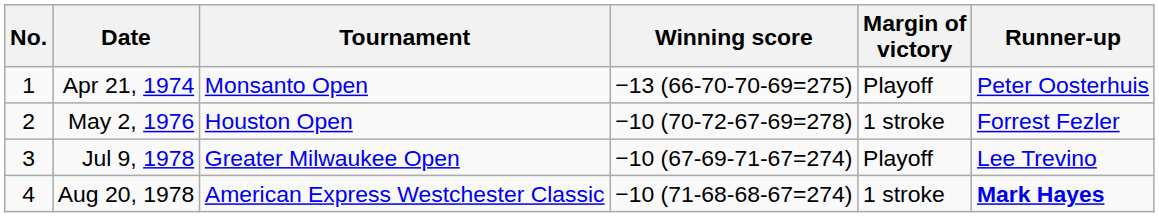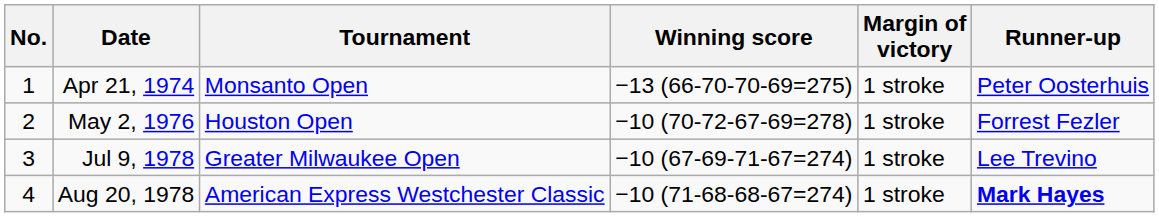(898, 85) Playoff -> (904, 85) 1 stroke
(898, 158) Playoff -> (904, 158) 1 stroke
